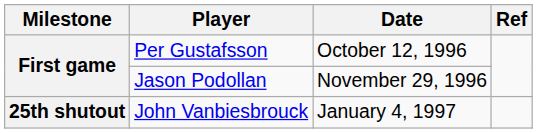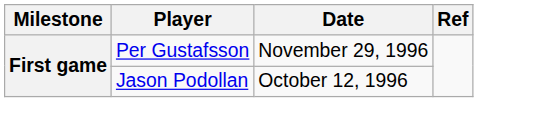(392, 50) October 12, 1996 -> (343, 50) November 29, 1996
(402, 81) November 29, 1996 -> (333, 81) October 12, 1996
- row: (221, 111)
